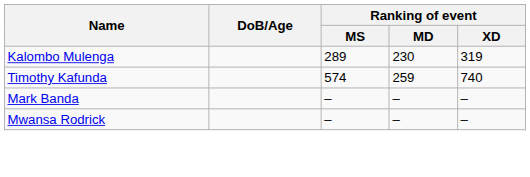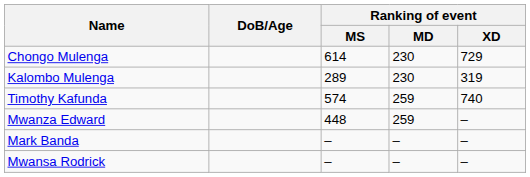+ row: (58, 57)
+ row: (56, 120)
